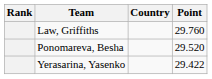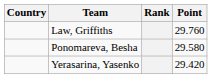columns swapped: (20, 13) <-> (150, 13)
(190, 47) 29.520 -> (190, 47) 29.580
(190, 64) 29.422 -> (190, 64) 29.420
